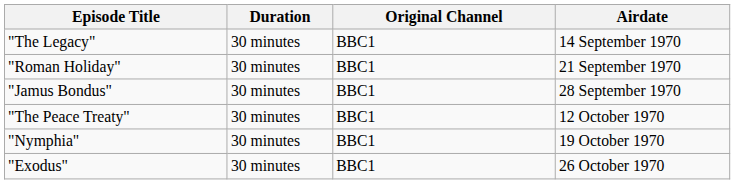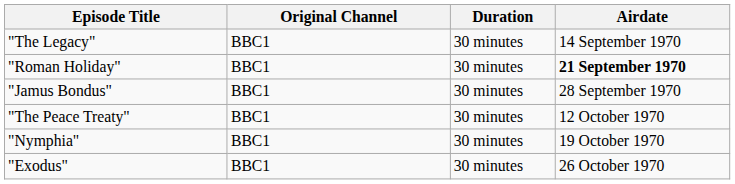columns swapped: (444, 16) <-> (280, 16)
(620, 66) normal -> (622, 66) bold
